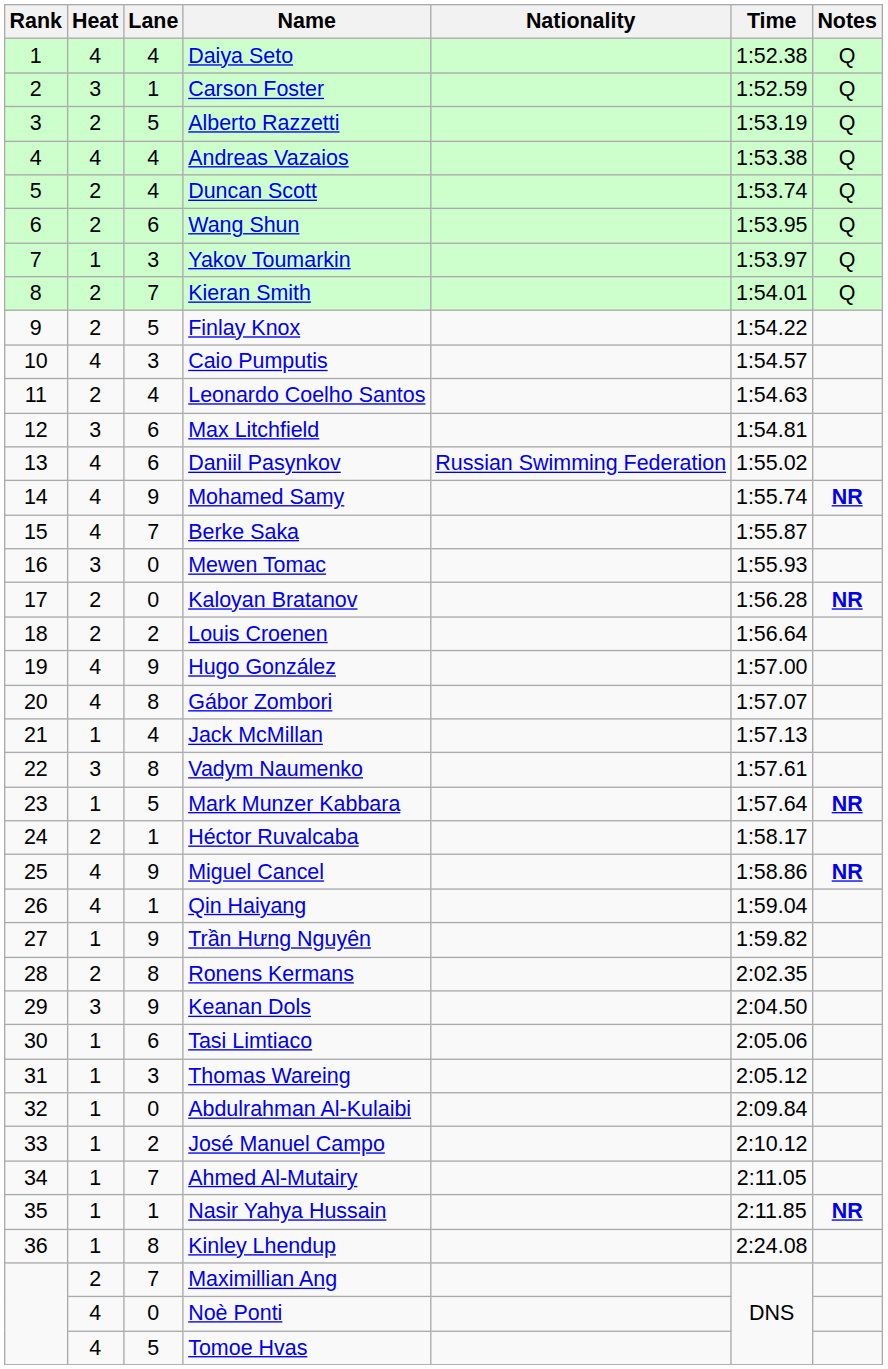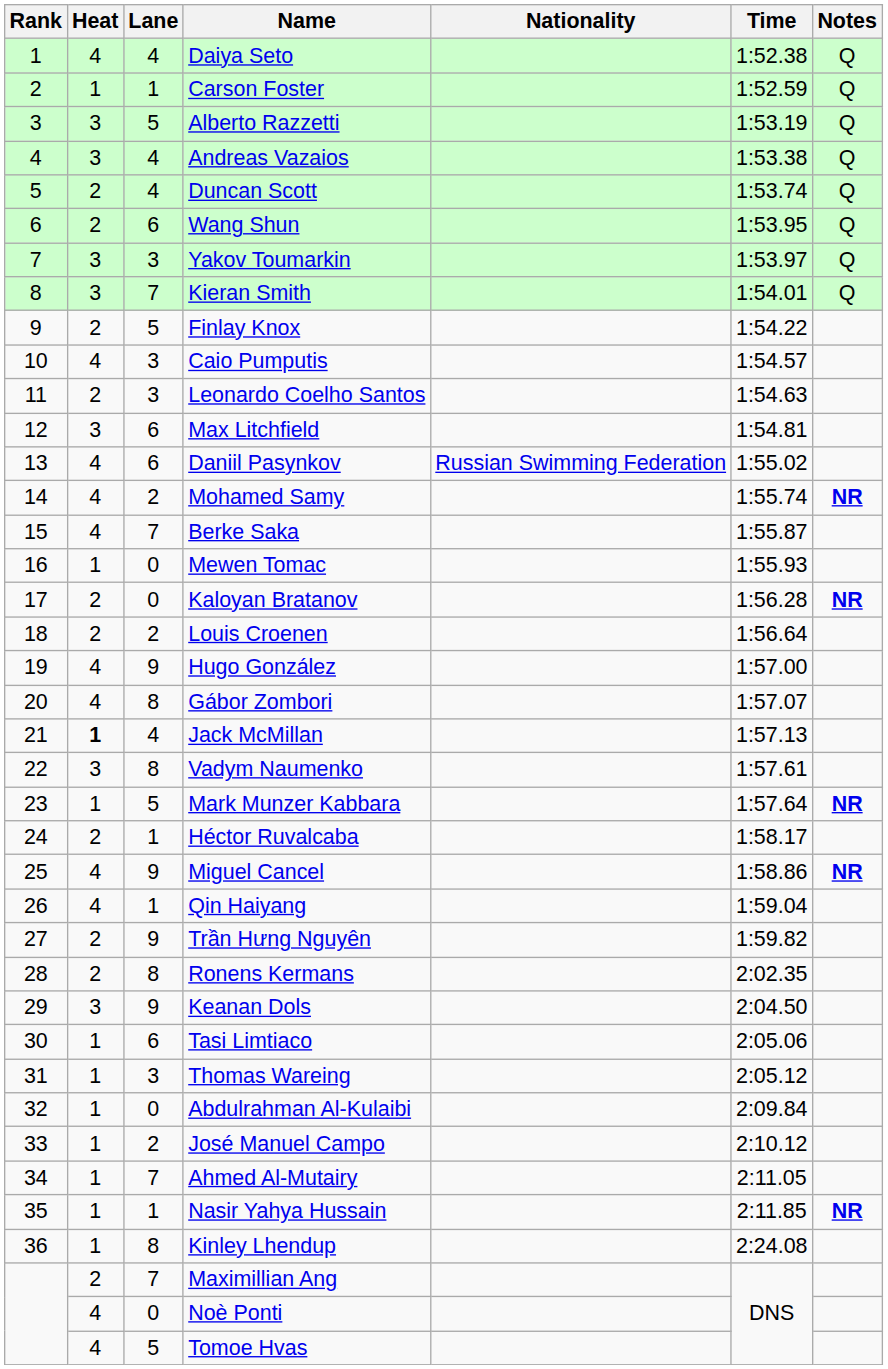(95, 89) 3 -> (95, 89) 1
(95, 123) 2 -> (95, 123) 3
(95, 157) 4 -> (95, 157) 3
(95, 259) 1 -> (95, 259) 3
(95, 293) 2 -> (95, 293) 3
(153, 395) 4 -> (153, 395) 3
(153, 497) 9 -> (153, 497) 2
(95, 565) 3 -> (95, 565) 1
(95, 735) normal -> (95, 735) bold
(95, 939) 1 -> (95, 939) 2
